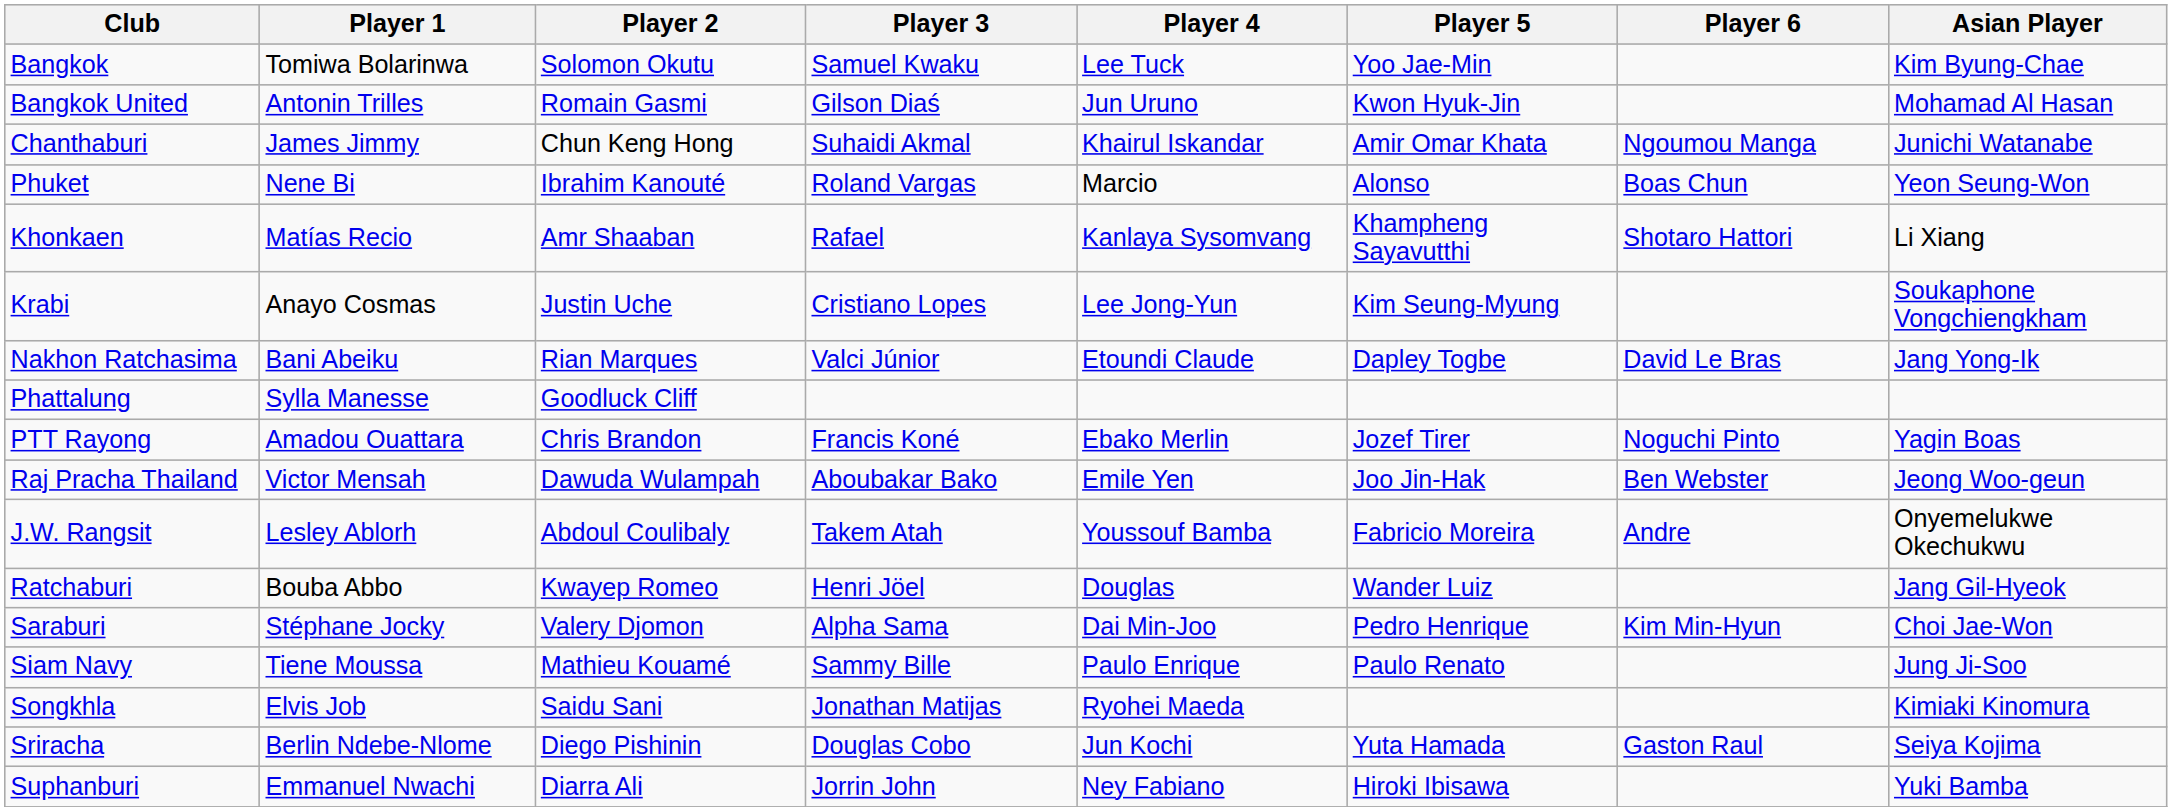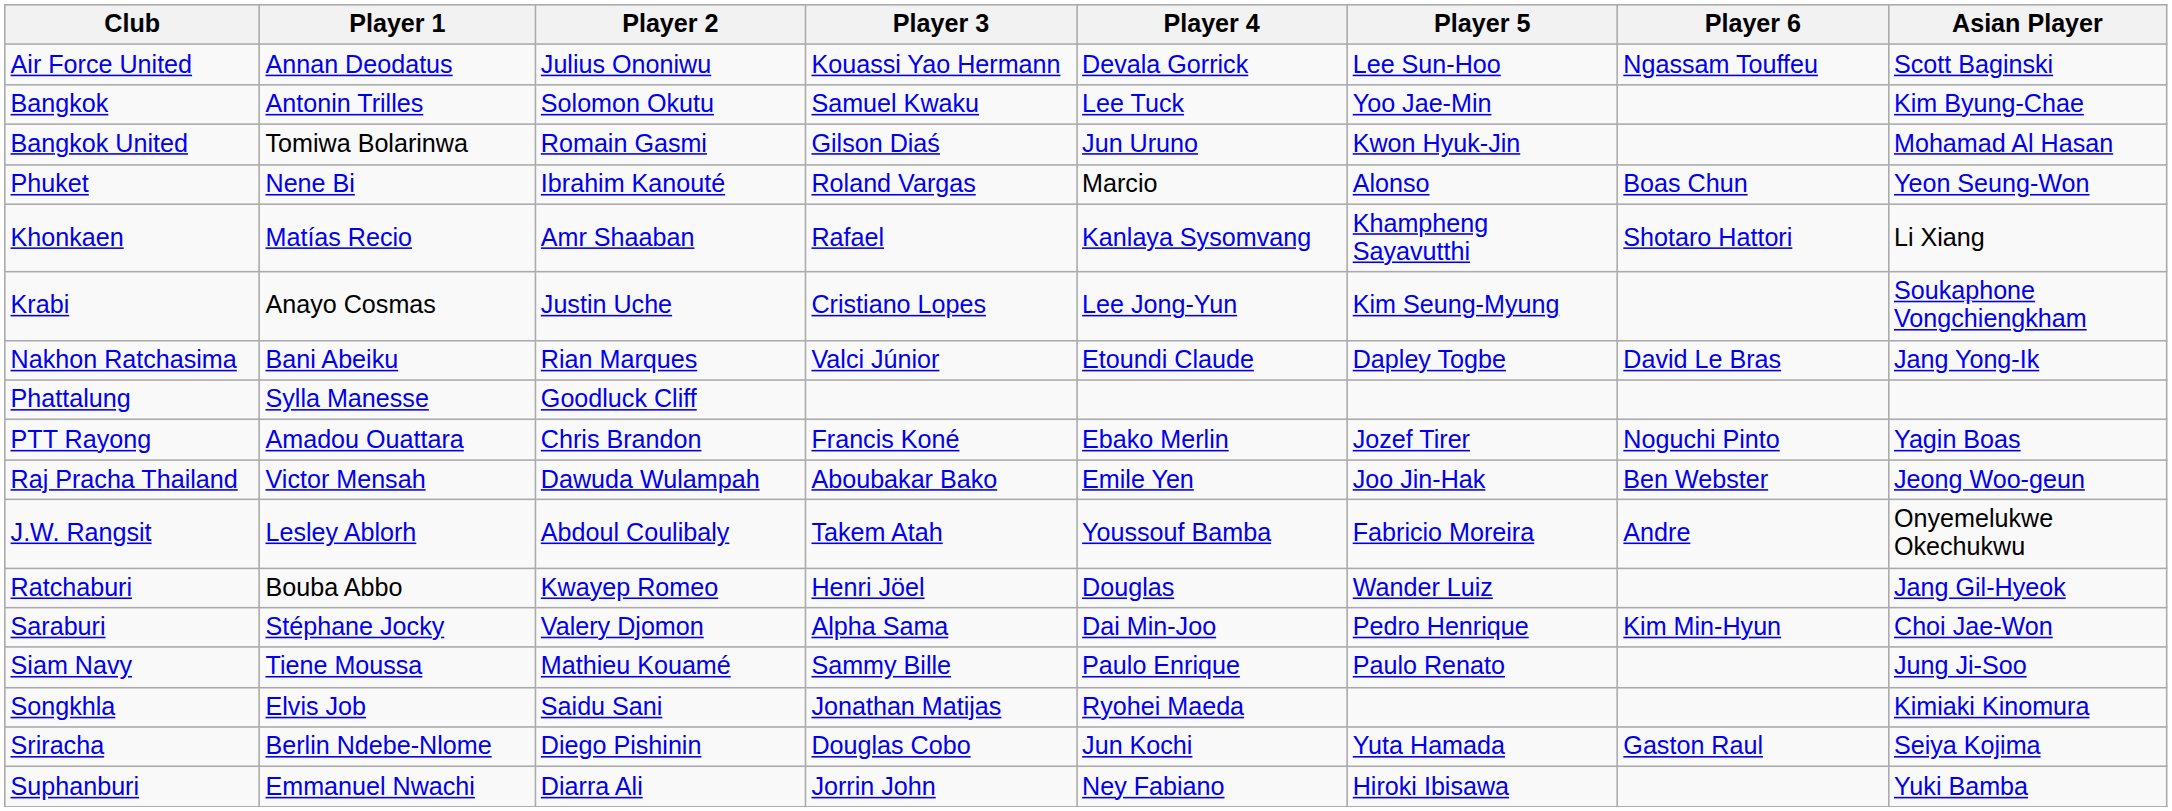+ row: (101, 64)
(367, 64) Tomiwa Bolarinwa -> (344, 104) Antonin Trilles
(344, 104) Antonin Trilles -> (367, 143) Tomiwa Bolarinwa
- row: (79, 143)
